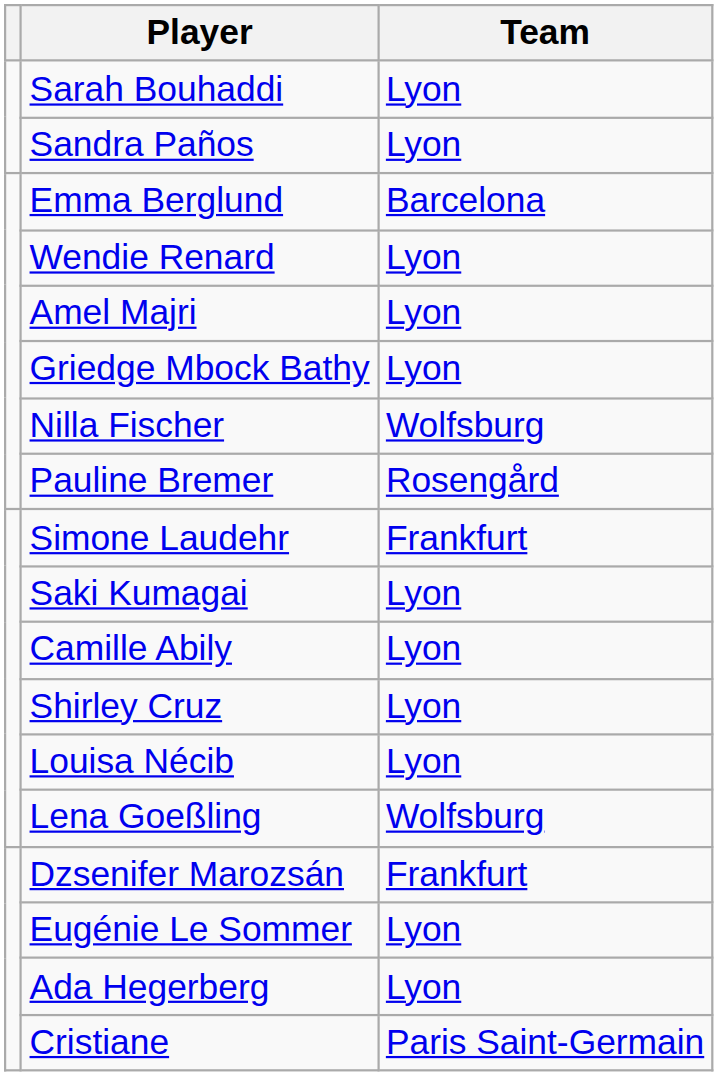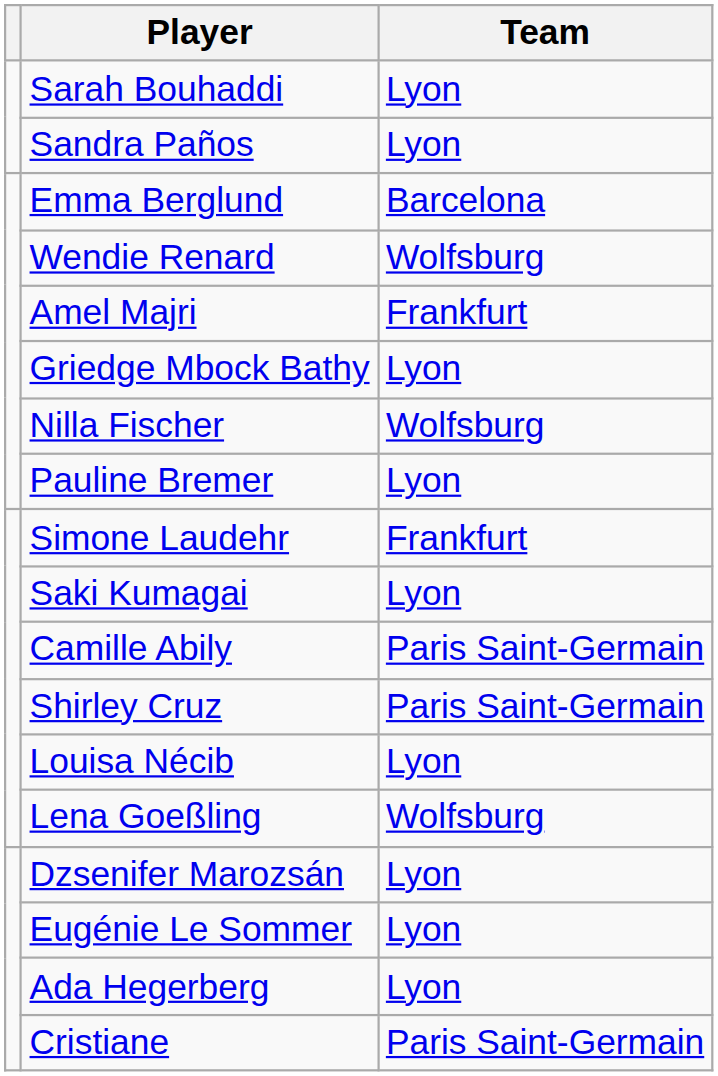(424, 256) Lyon -> (465, 256) Wolfsburg
(424, 312) Lyon -> (457, 312) Frankfurt
(472, 481) Rosengård -> (424, 481) Lyon
(424, 649) Lyon -> (545, 649) Paris Saint-Germain
(424, 705) Lyon -> (545, 705) Paris Saint-Germain
(457, 873) Frankfurt -> (424, 873) Lyon
